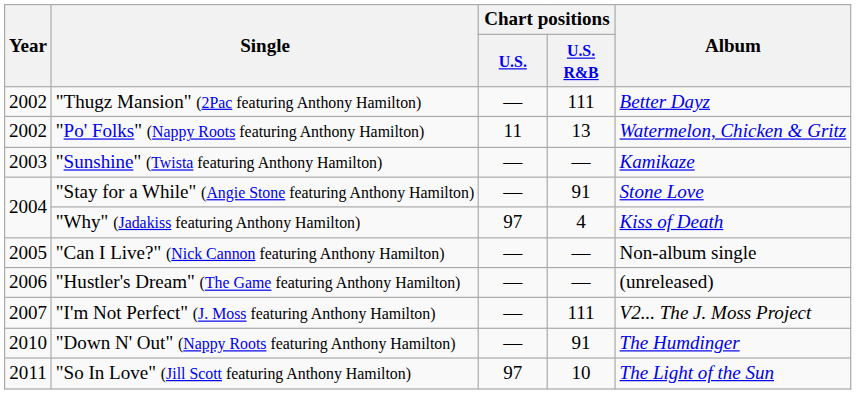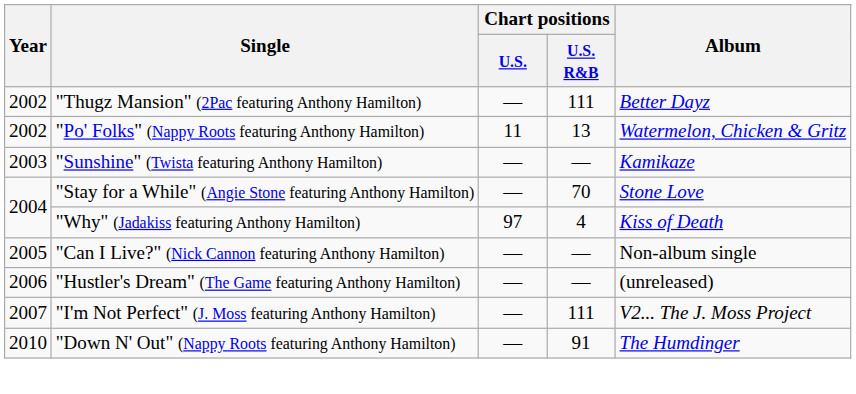(581, 191) 91 -> (581, 191) 70
- row: (233, 373)
